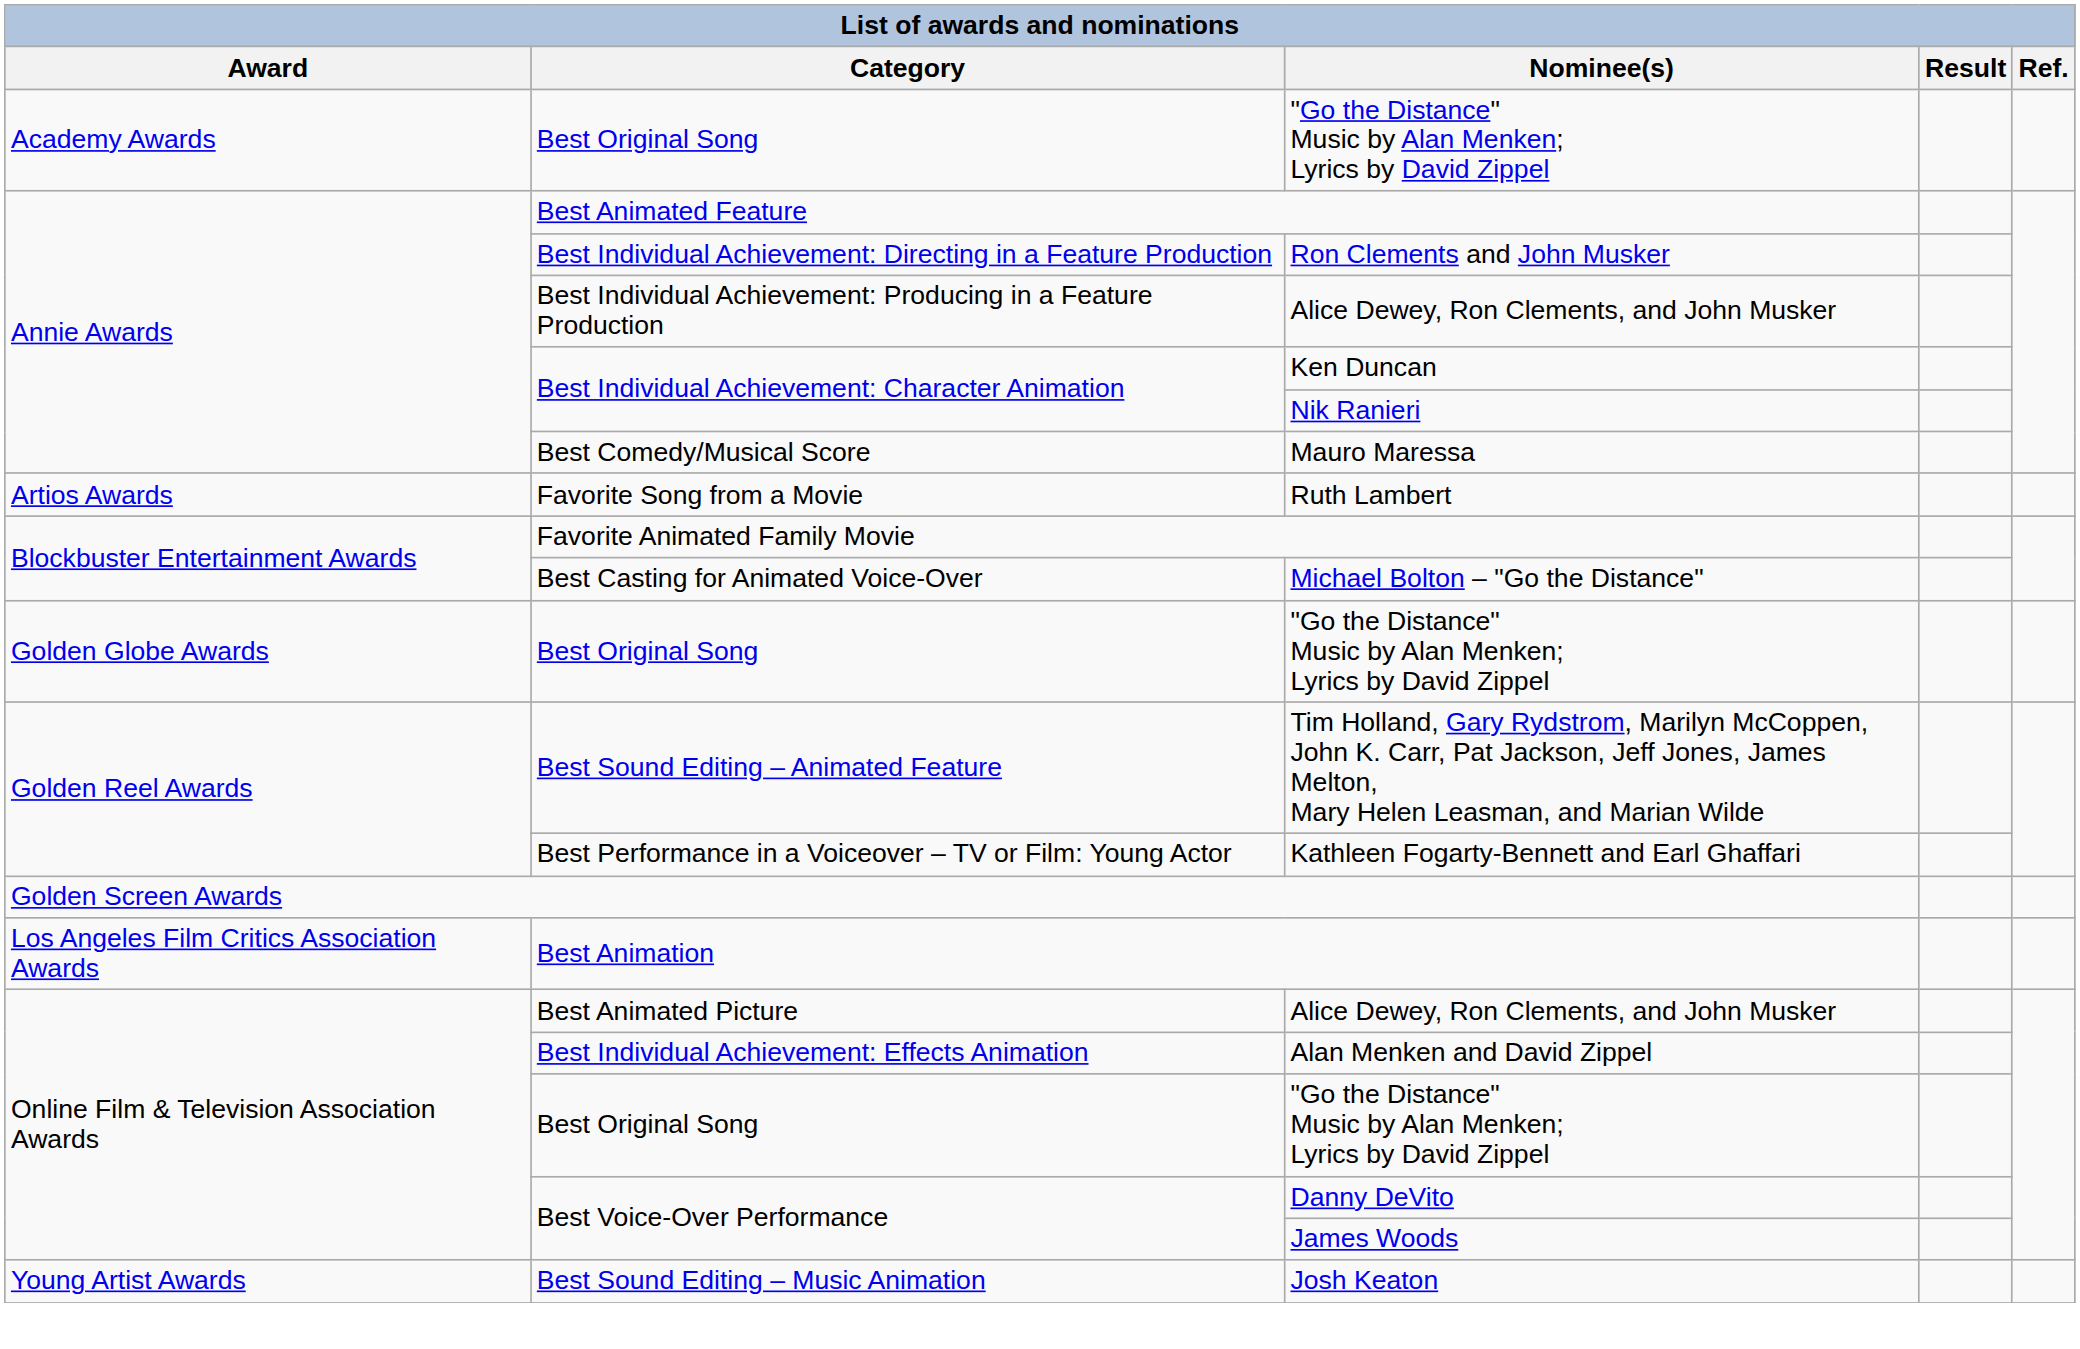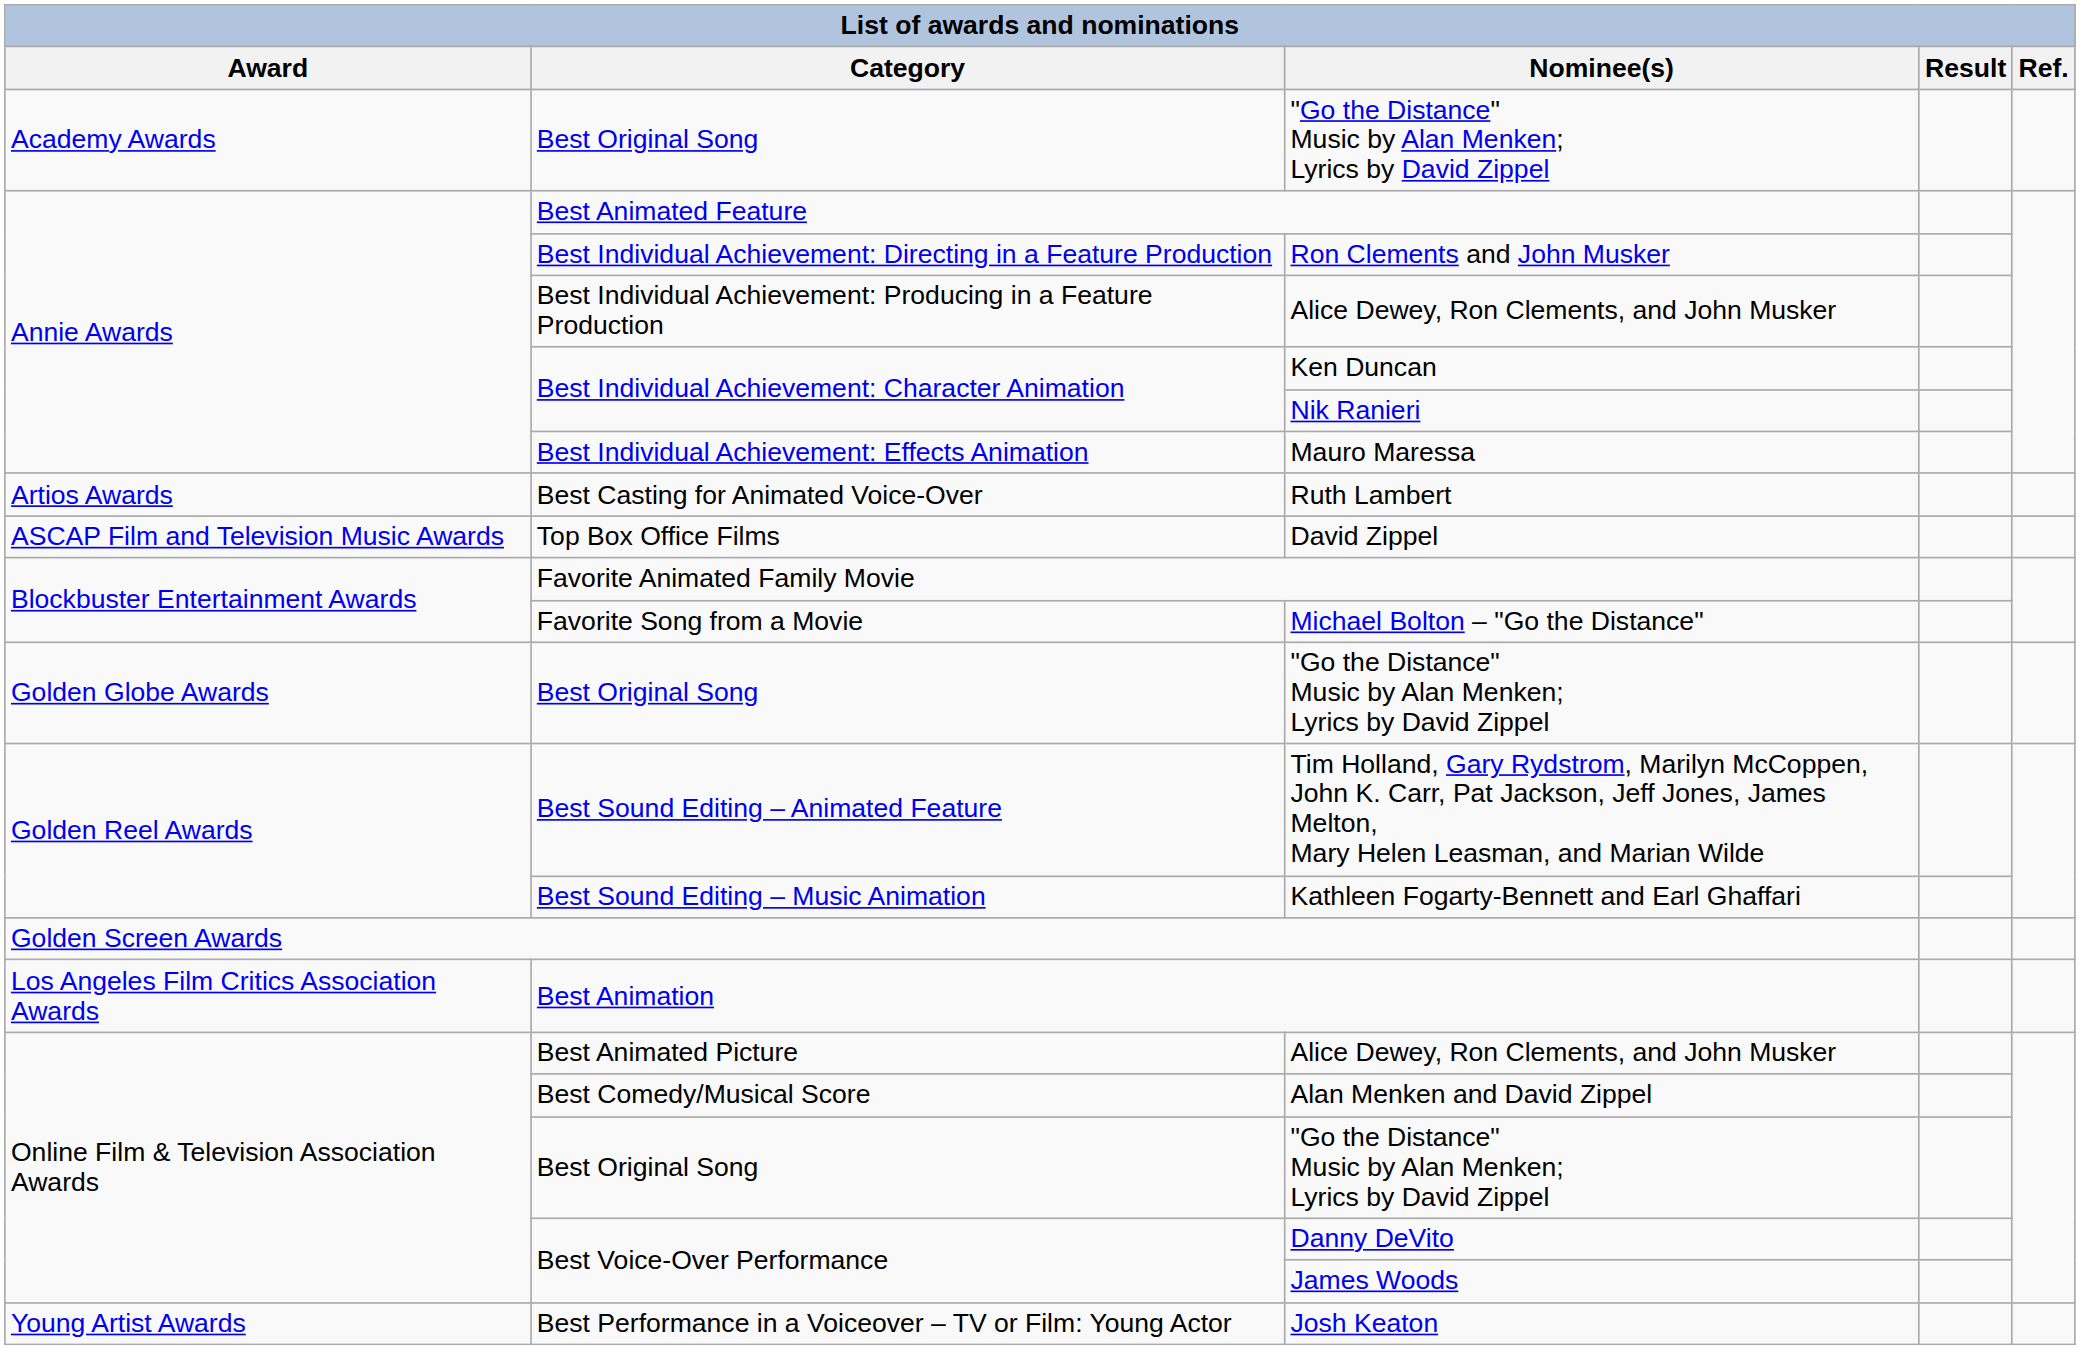(704, 452) Best Comedy/Musical Score -> (813, 452) Best Individual Achievement: Effects Animation
(700, 494) Favorite Song from a Movie -> (760, 494) Best Casting for Animated Voice-Over
+ row: (257, 536)
(760, 578) Best Casting for Animated Voice-Over -> (700, 620) Favorite Song from a Movie
(884, 854) Best Performance in a Voiceover – TV or Film: Young Actor -> (761, 896) Best Sound Editing – Music Animation
(813, 1052) Best Individual Achievement: Effects Animation -> (704, 1094) Best Comedy/Musical Score
(761, 1280) Best Sound Editing – Music Animation -> (884, 1323) Best Performance in a Voiceover – TV or Film: Young Actor
